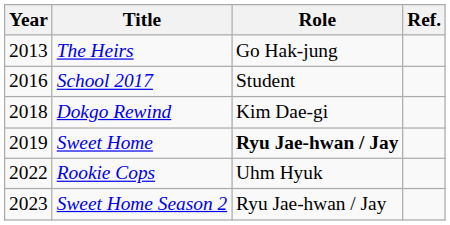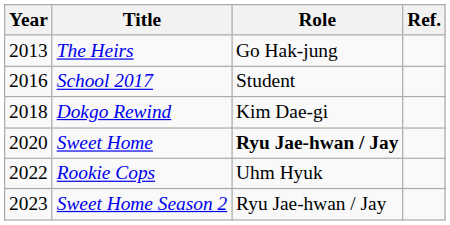(28, 142) 2019 -> (28, 142) 2020
